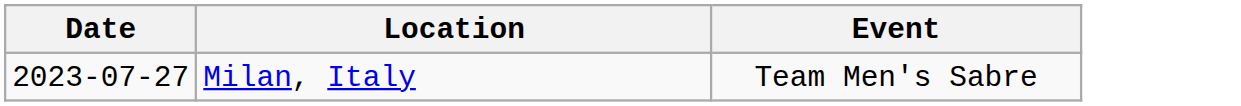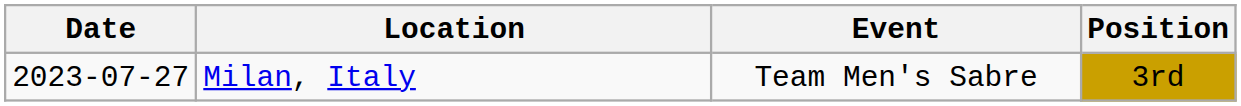+ column: (1158, 29)
